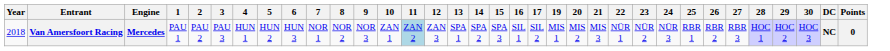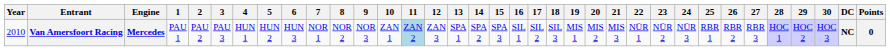+ column: (555, 11)
(16, 32) 2018 -> (16, 32) 2010
